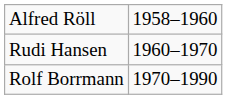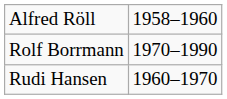rows swapped: (58, 49) <-> (66, 79)
